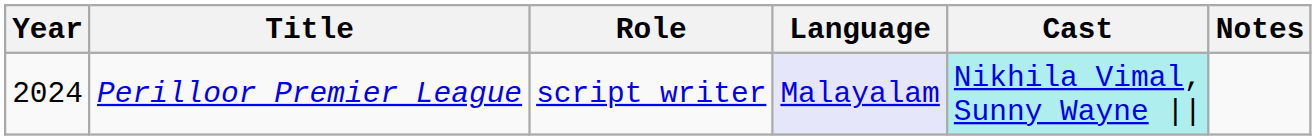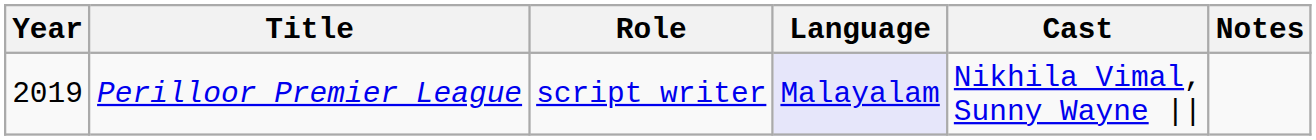(48, 94) 2024 -> (48, 94) 2019
(1078, 94) paleturquoise background -> (1078, 94) no background
